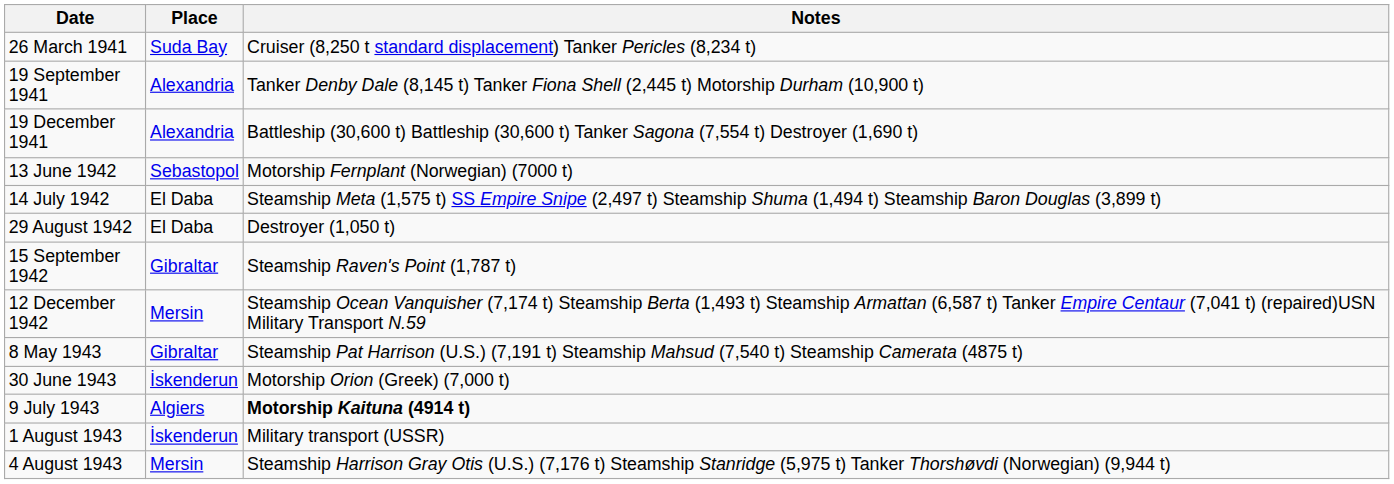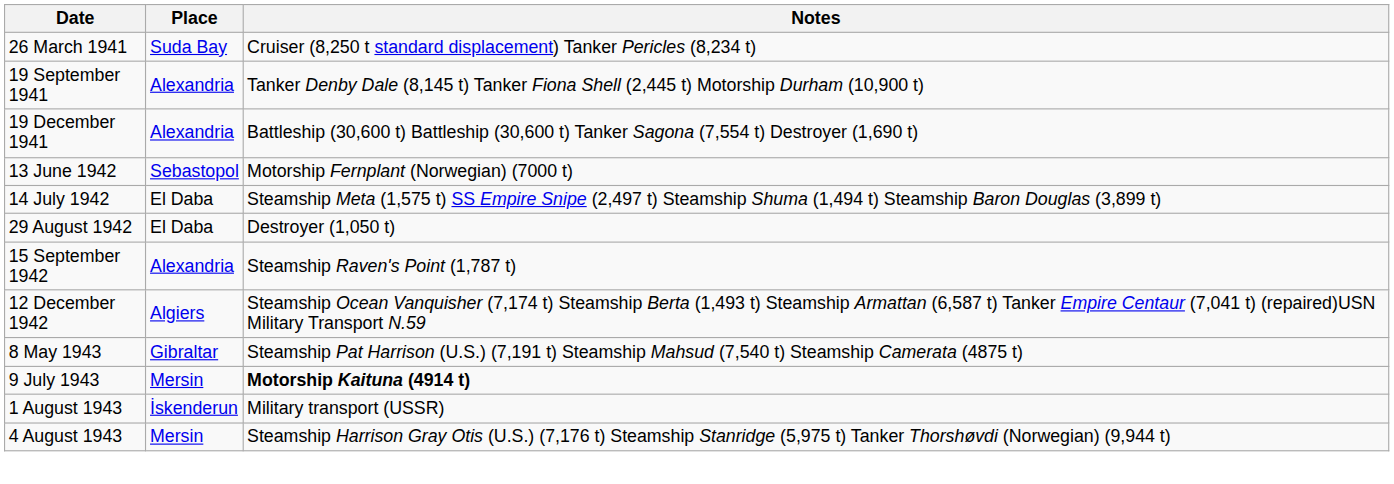(184, 265) Gibraltar -> (192, 265) Alexandria
(177, 313) Mersin -> (177, 313) Algiers
- row: (62, 380)
(177, 408) Algiers -> (177, 380) Mersin
